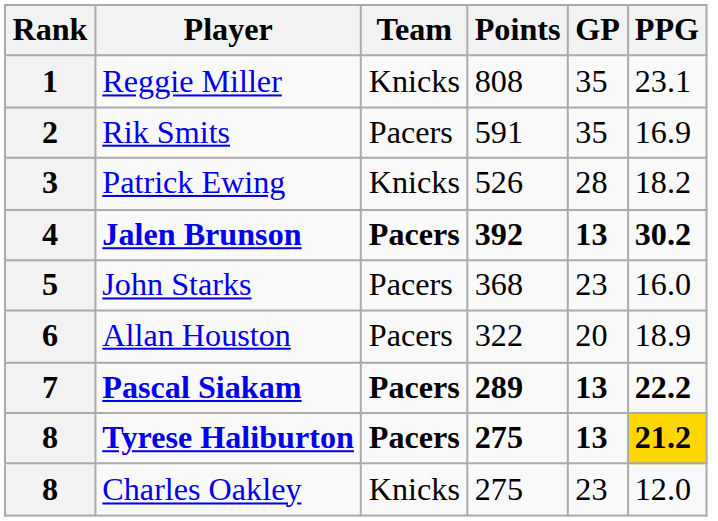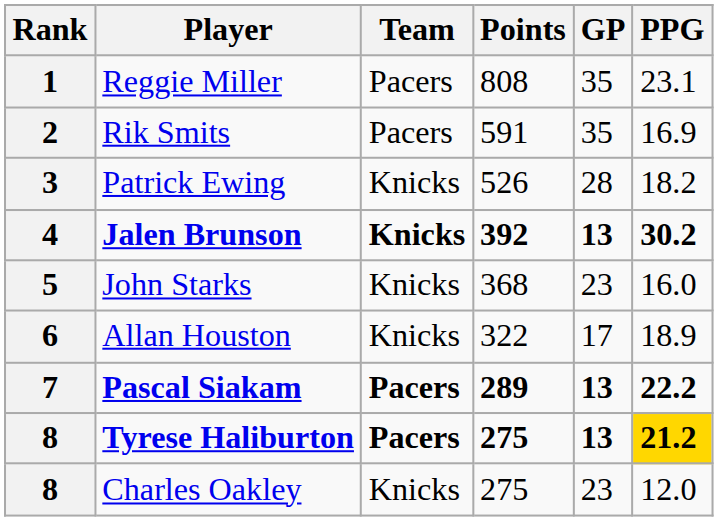(414, 81) Knicks -> (411, 81) Pacers
(414, 234) Pacers -> (417, 234) Knicks
(411, 285) Pacers -> (414, 285) Knicks
(411, 336) Pacers -> (414, 336) Knicks
(591, 336) 20 -> (597, 336) 17
